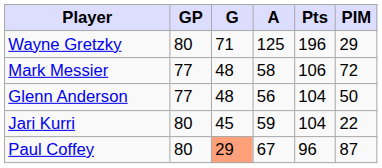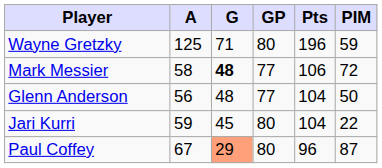columns swapped: (191, 17) <-> (274, 17)
(349, 44) 29 -> (349, 44) 59
(225, 70) normal -> (225, 70) bold
